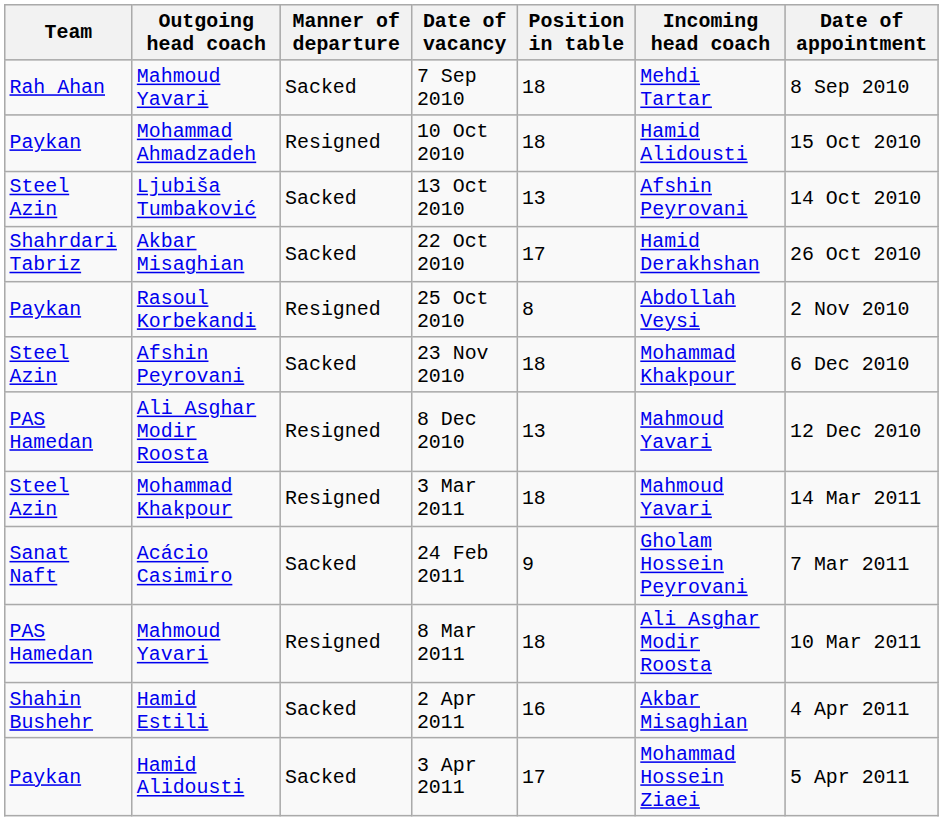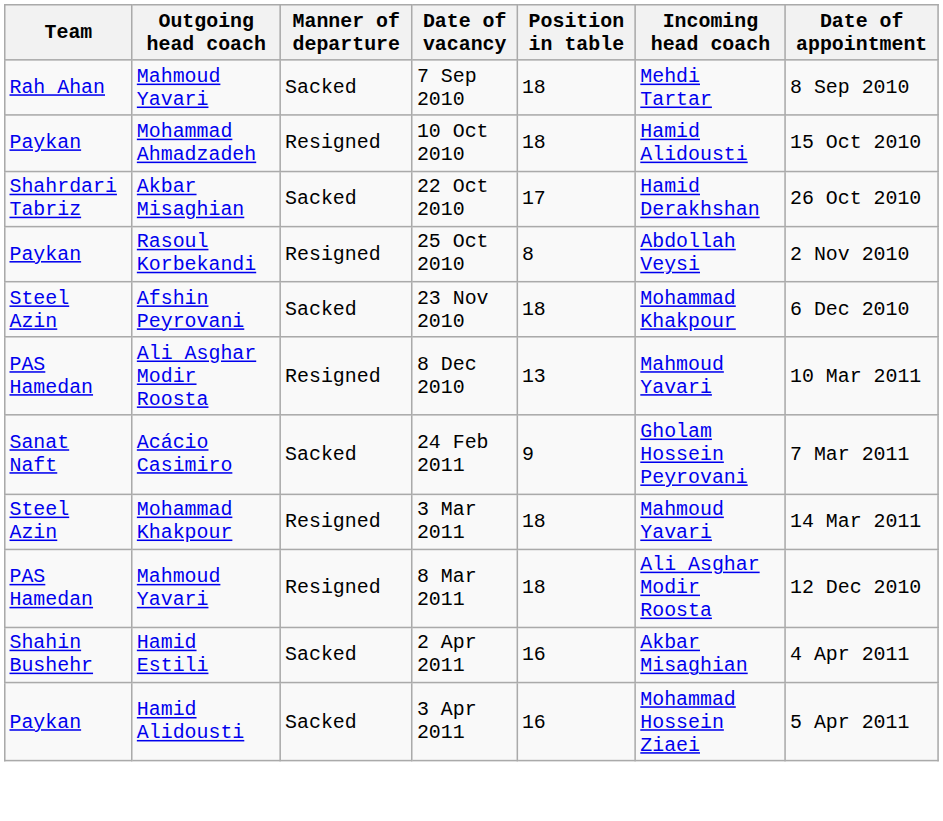- row: (453, 199)
(856, 431) 12 Dec 2010 -> (856, 376) 10 Mar 2011
rows swapped: (453, 565) <-> (447, 498)
(856, 643) 10 Mar 2011 -> (856, 588) 12 Dec 2010
(534, 777) 17 -> (534, 722) 16
